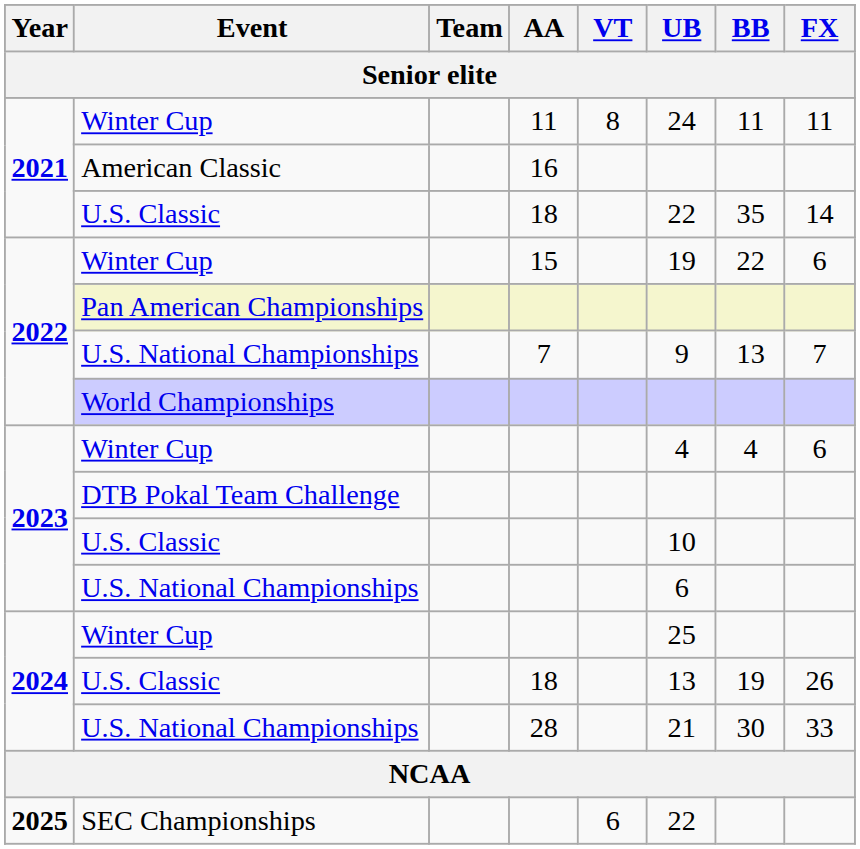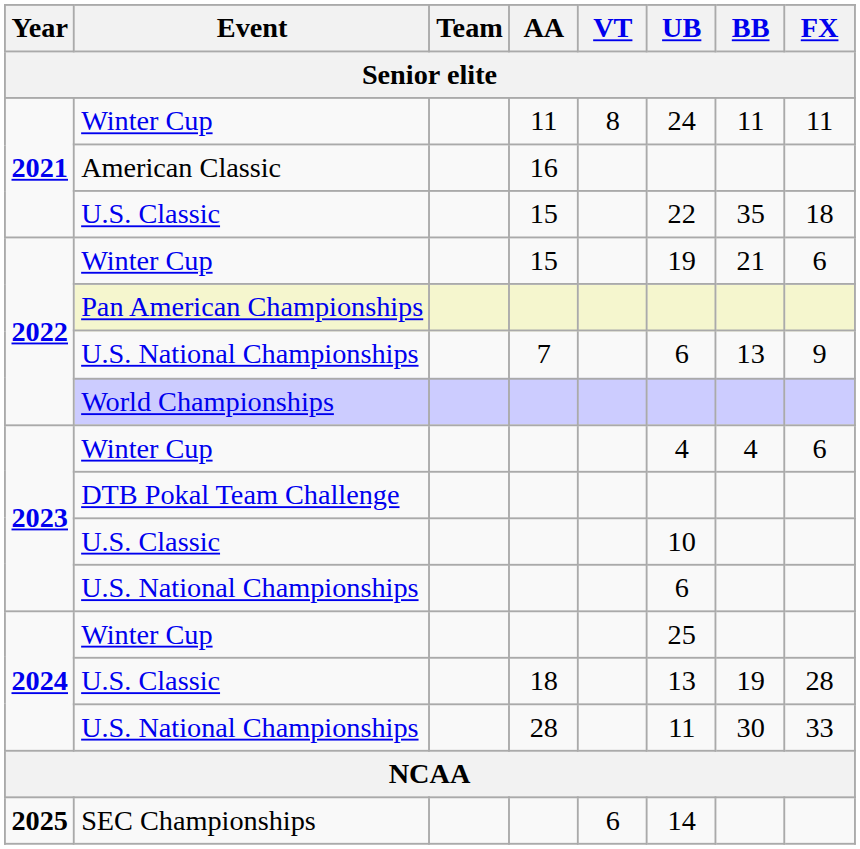(544, 214) 18 -> (544, 214) 15
(820, 214) 14 -> (820, 214) 18
(751, 261) 22 -> (751, 261) 21
(682, 354) 9 -> (682, 354) 6
(820, 354) 7 -> (820, 354) 9
(820, 680) 26 -> (820, 680) 28
(682, 727) 21 -> (682, 727) 11
(682, 820) 22 -> (682, 820) 14
